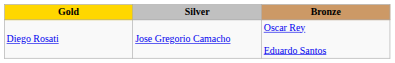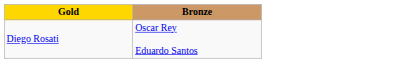- column: (197, 12)
